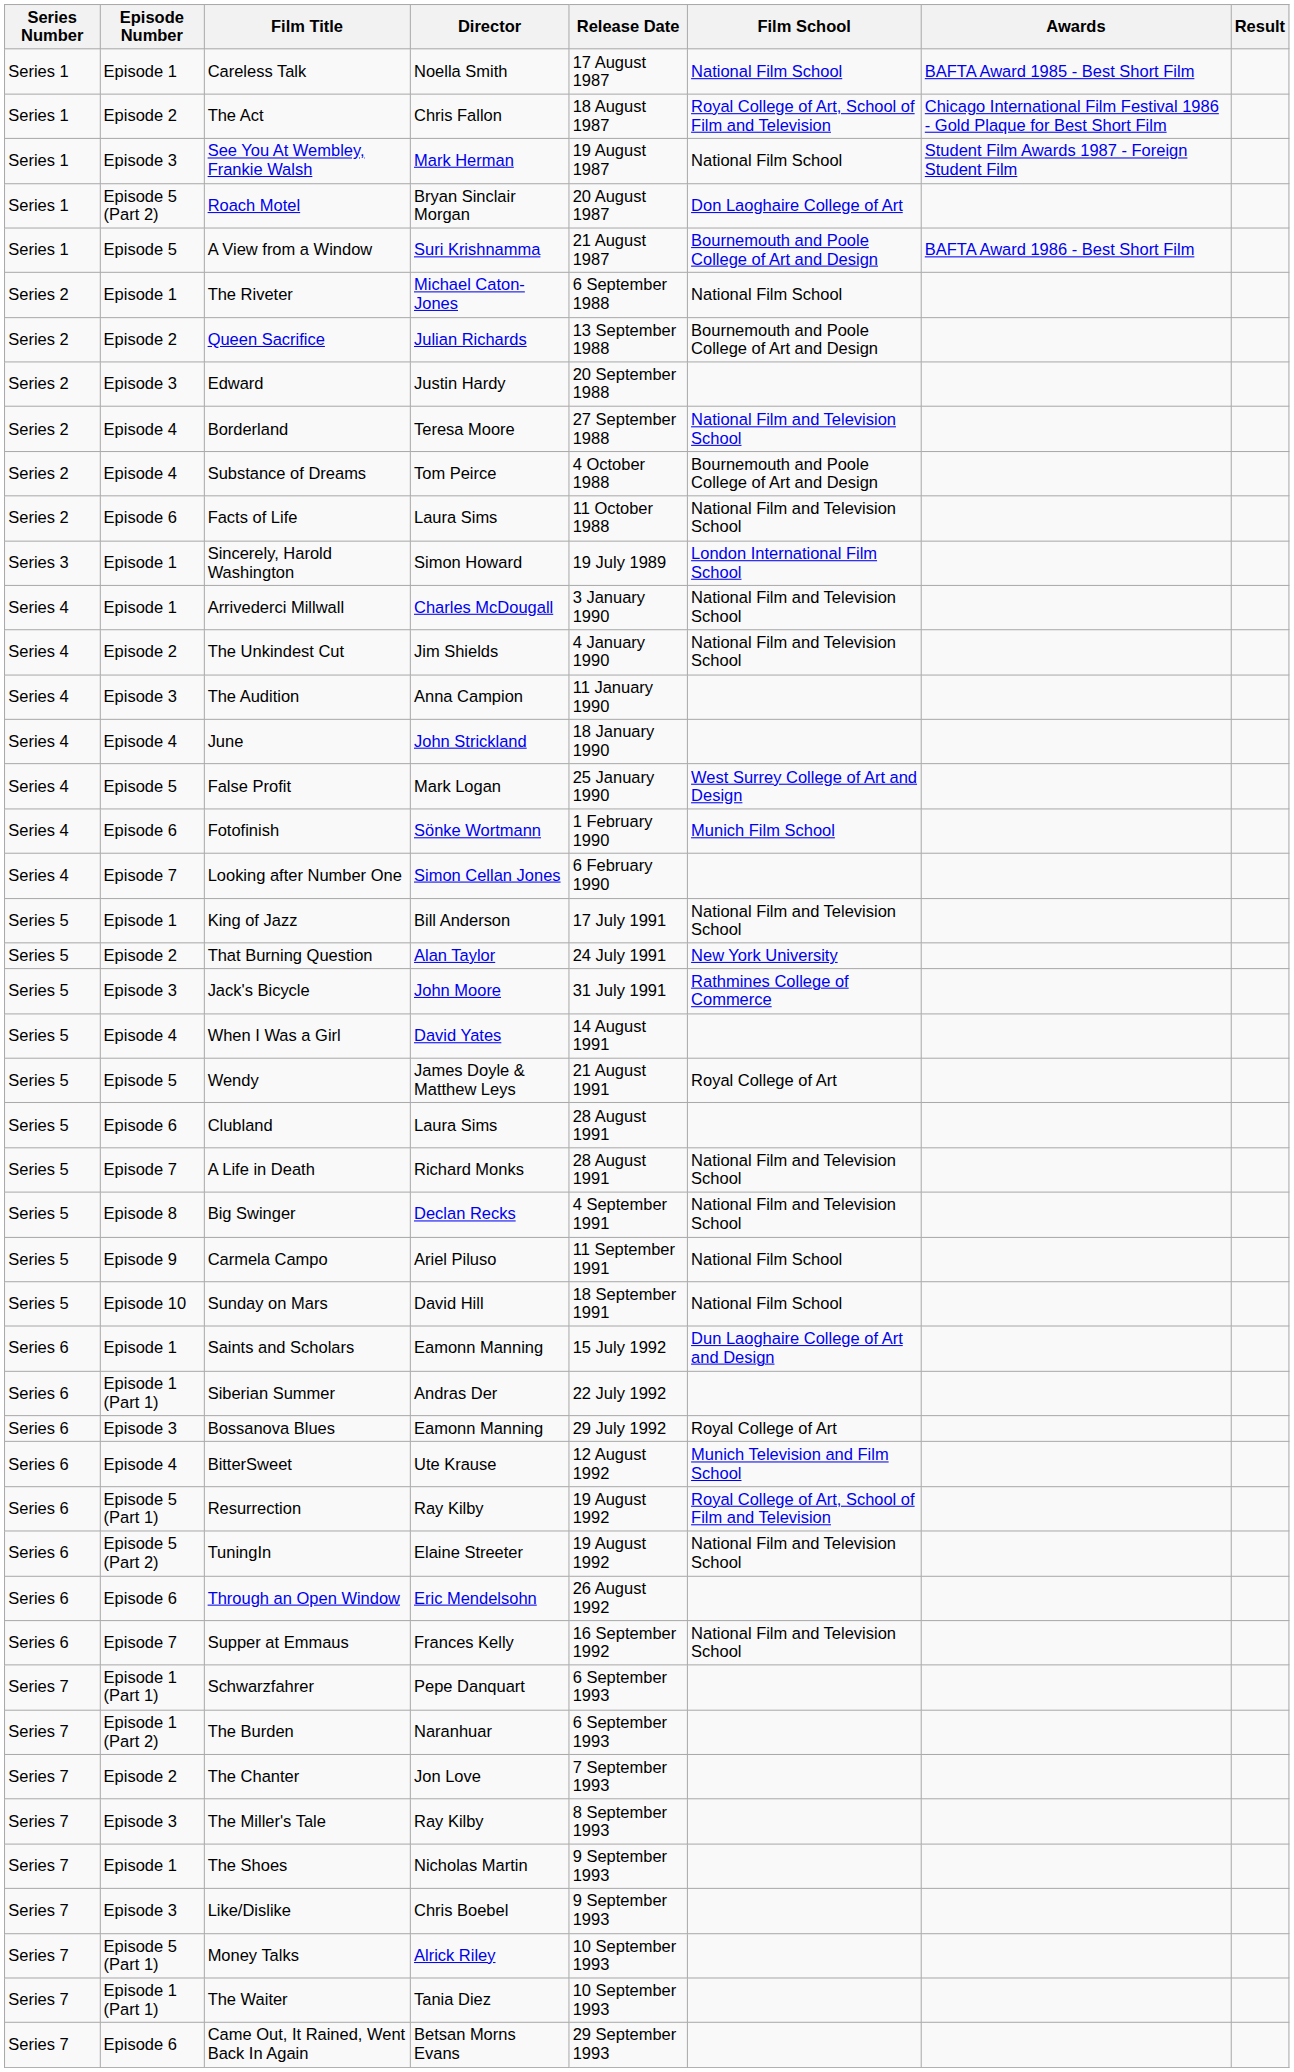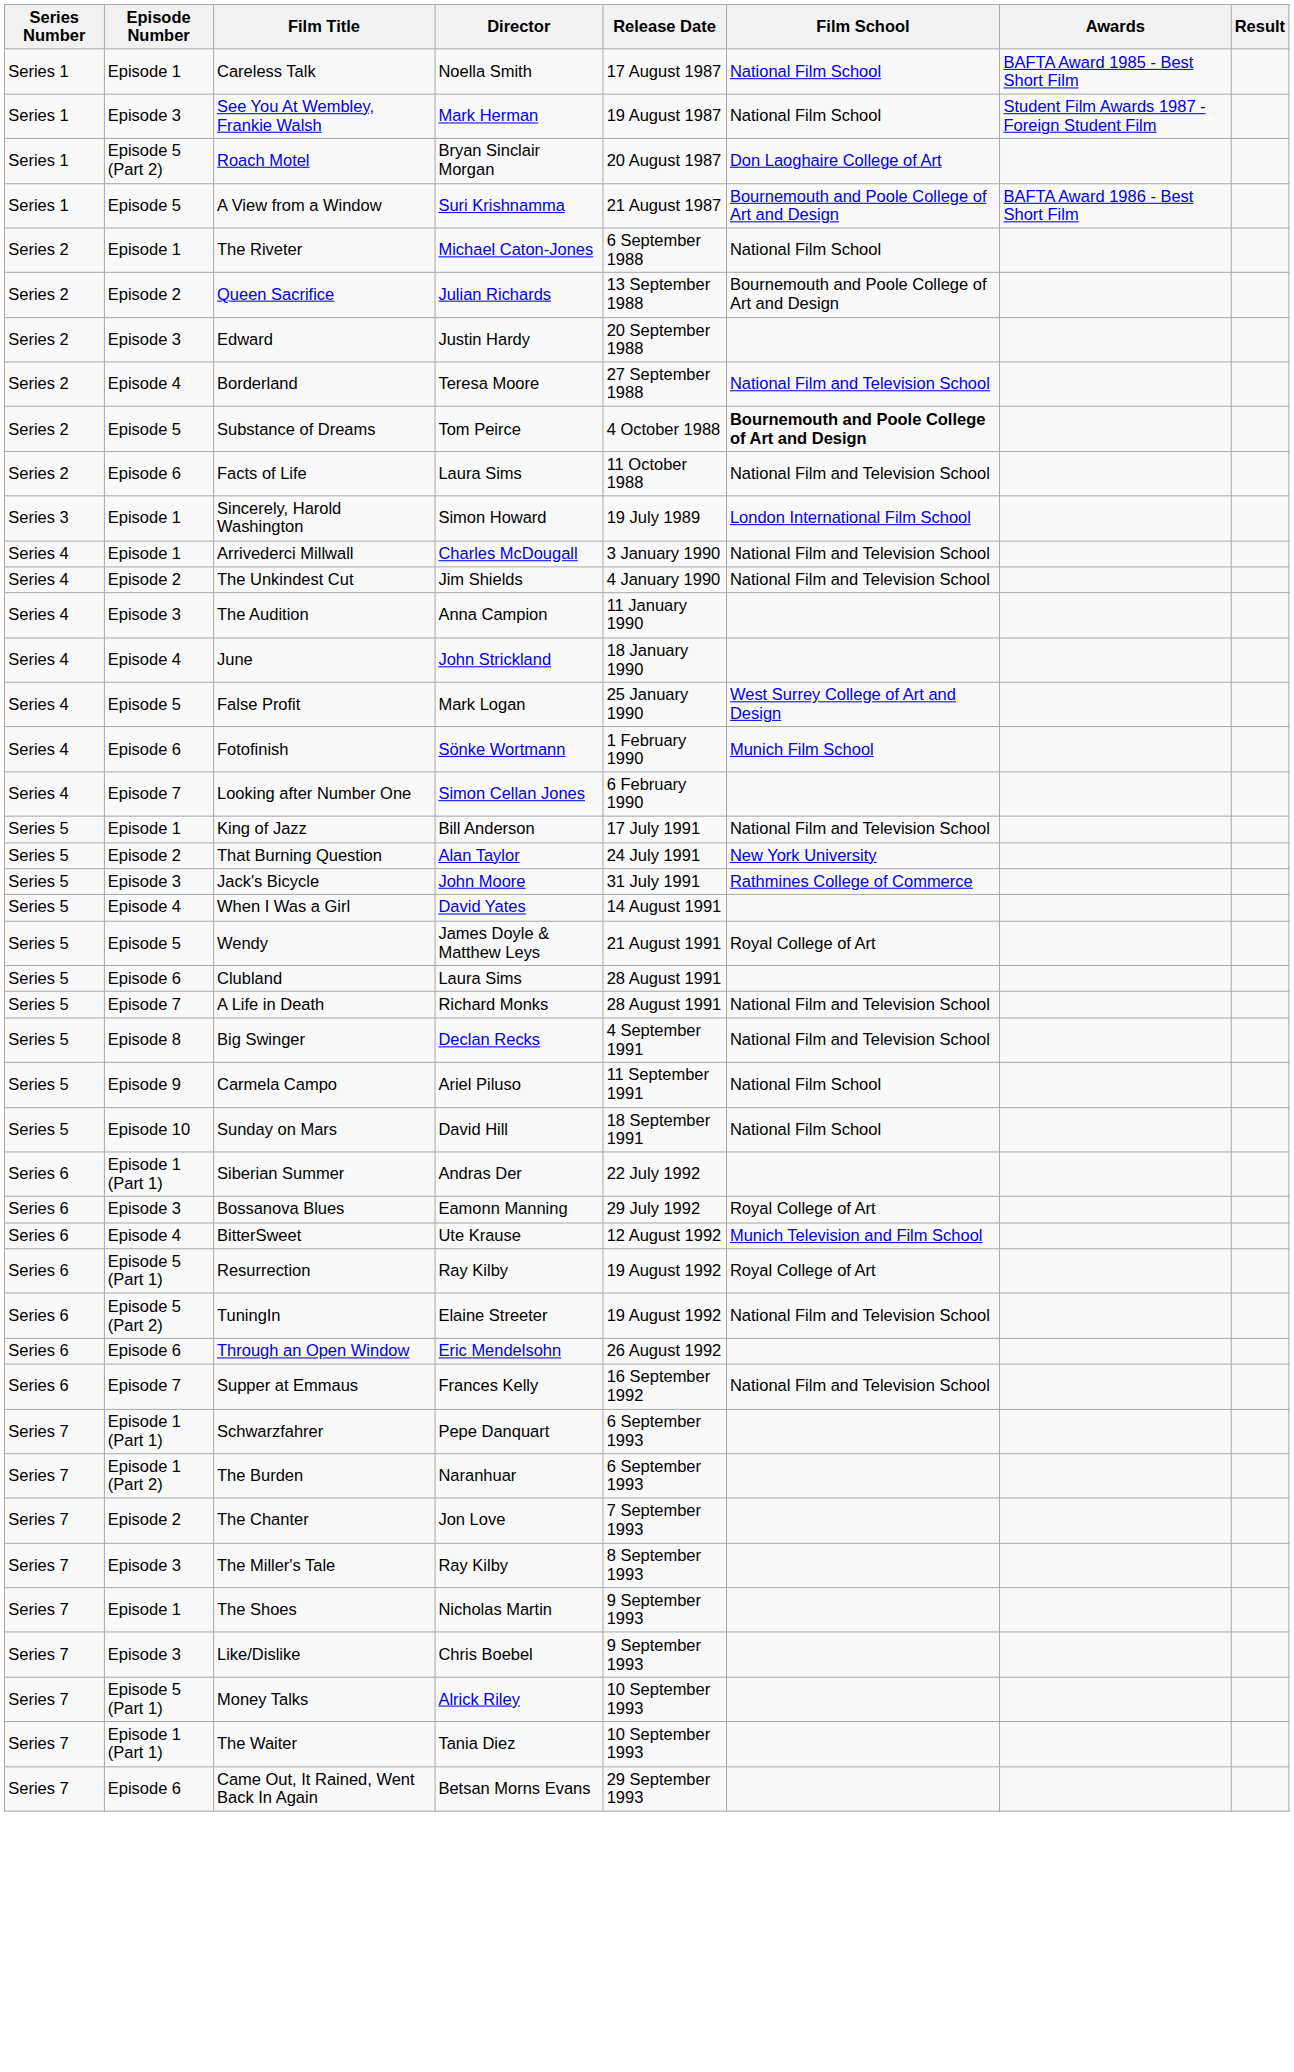- row: (236, 116)
(140, 473) Episode 4 -> (144, 428) Episode 5
(785, 473) normal -> (858, 428) bold
- row: (281, 1348)
(803, 1508) Royal College of Art, School of Film and Television -> (803, 1271) Royal College of Art
